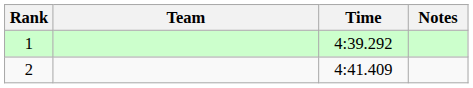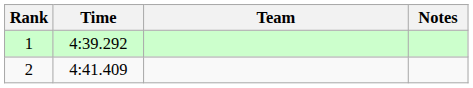columns swapped: (186, 17) <-> (363, 17)
